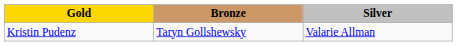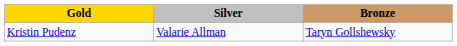columns swapped: (378, 13) <-> (228, 13)
